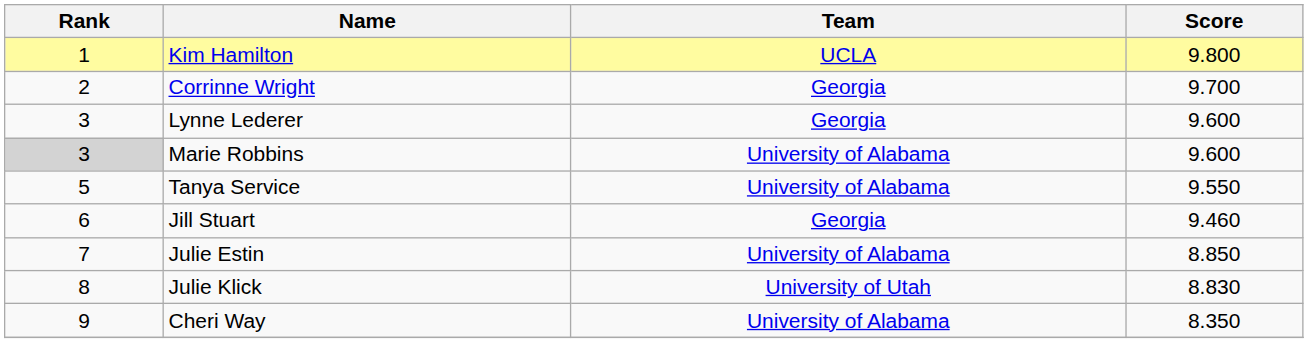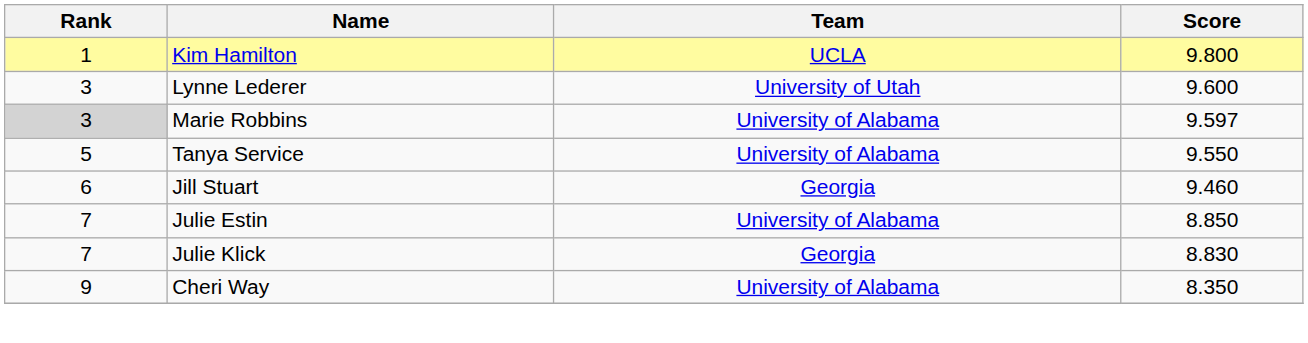- row: (242, 87)
(848, 120) Georgia -> (838, 87) University of Utah
(1214, 154) 9.600 -> (1212, 120) 9.597
(84, 287) 8 -> (86, 253) 7
(848, 287) University of Utah -> (838, 253) Georgia
